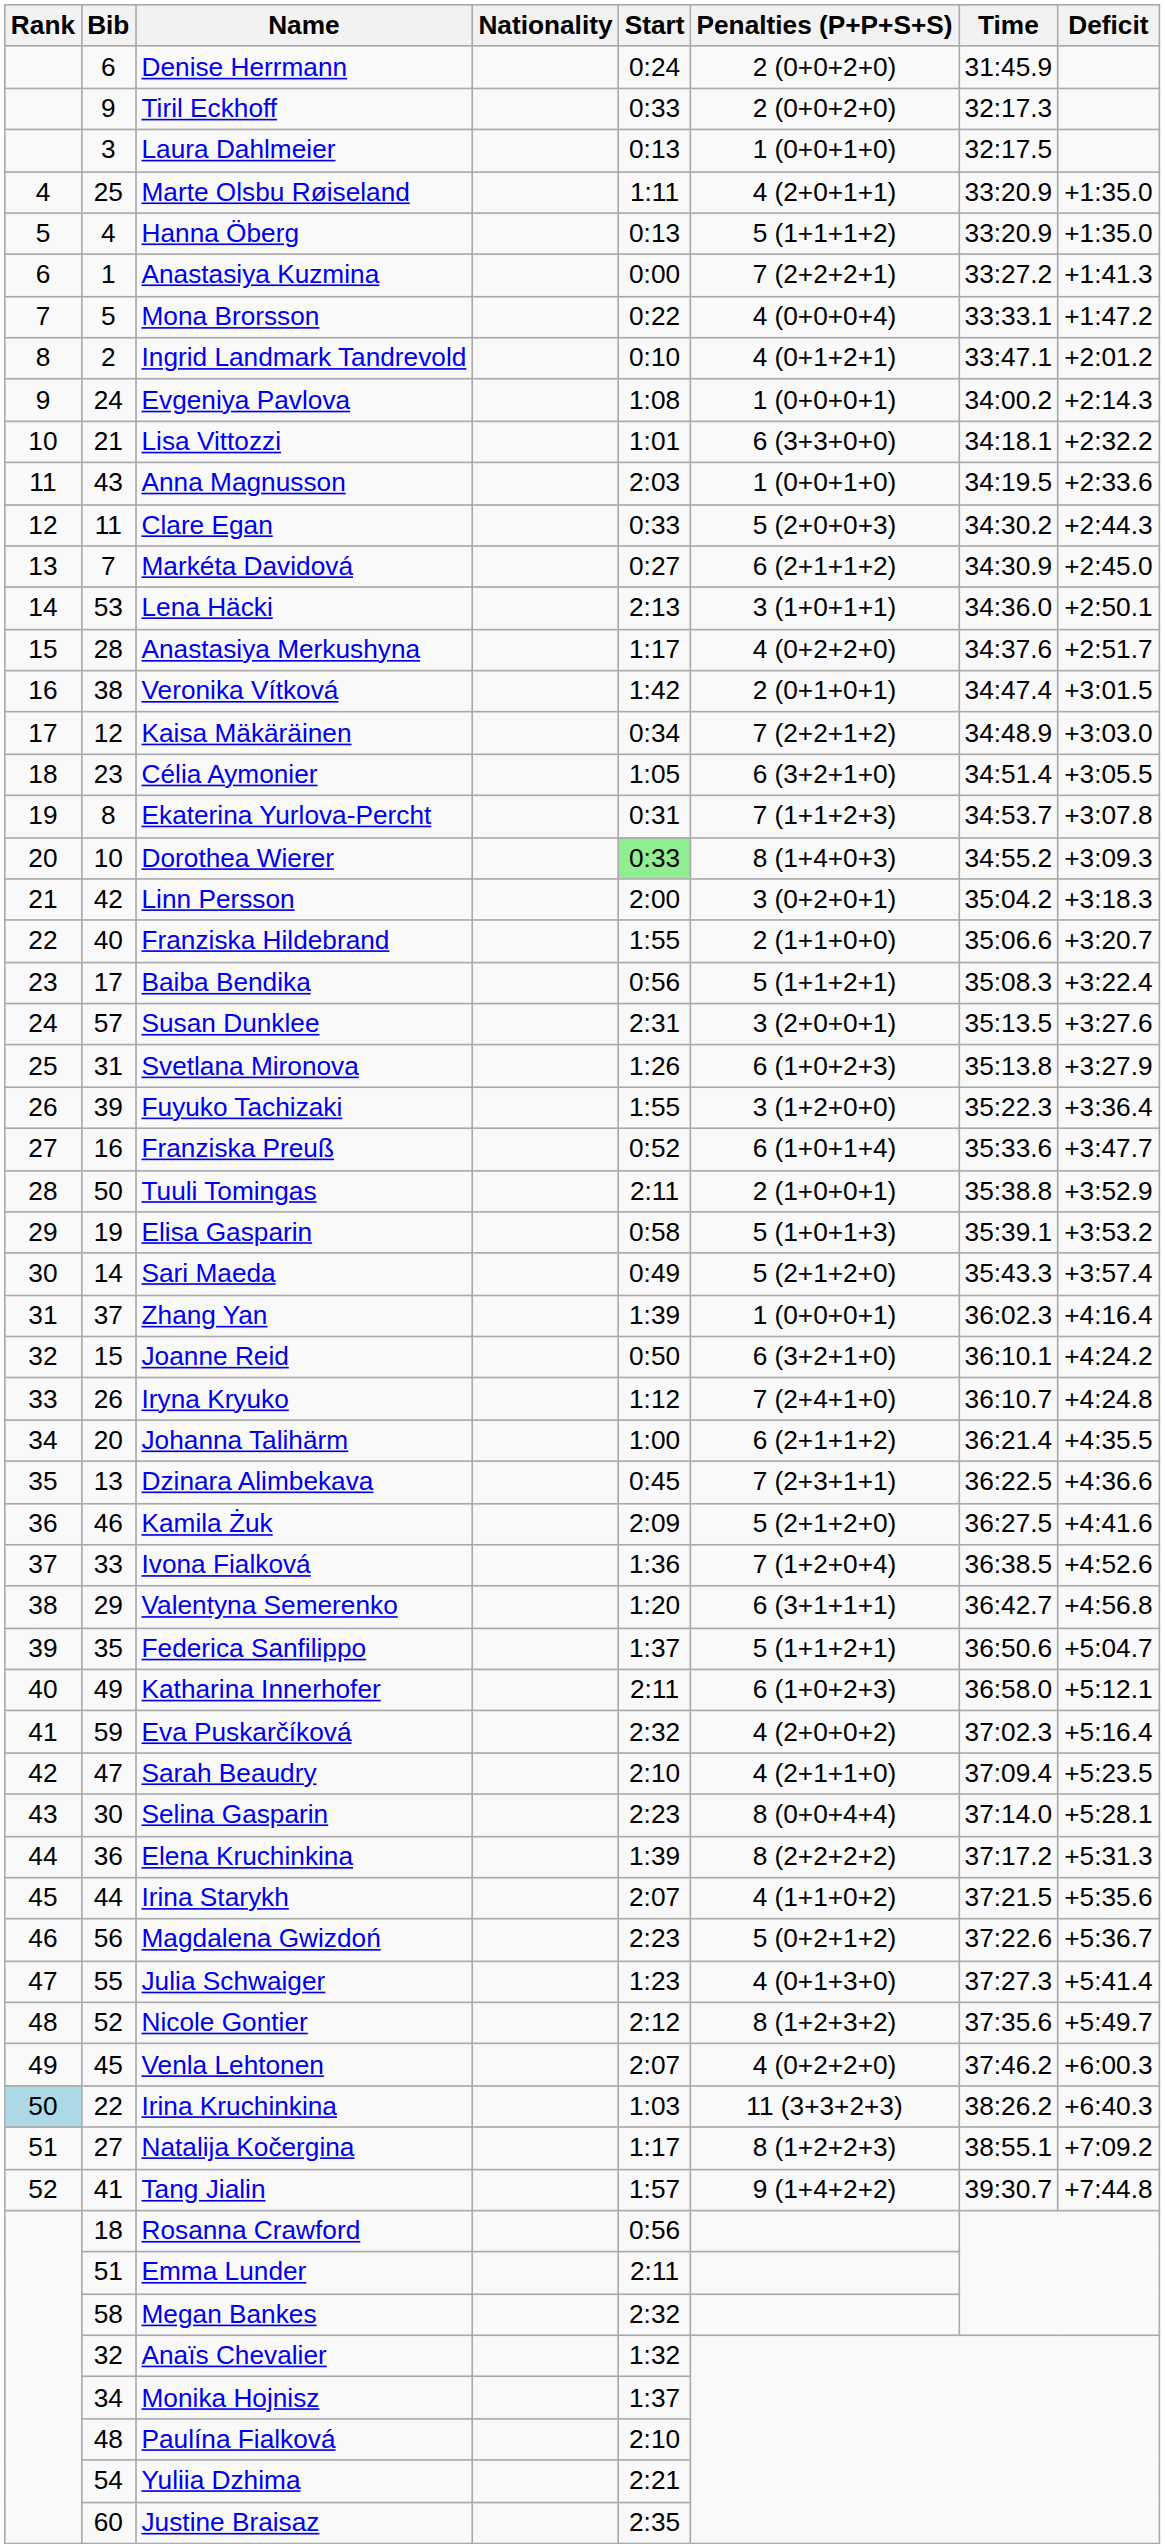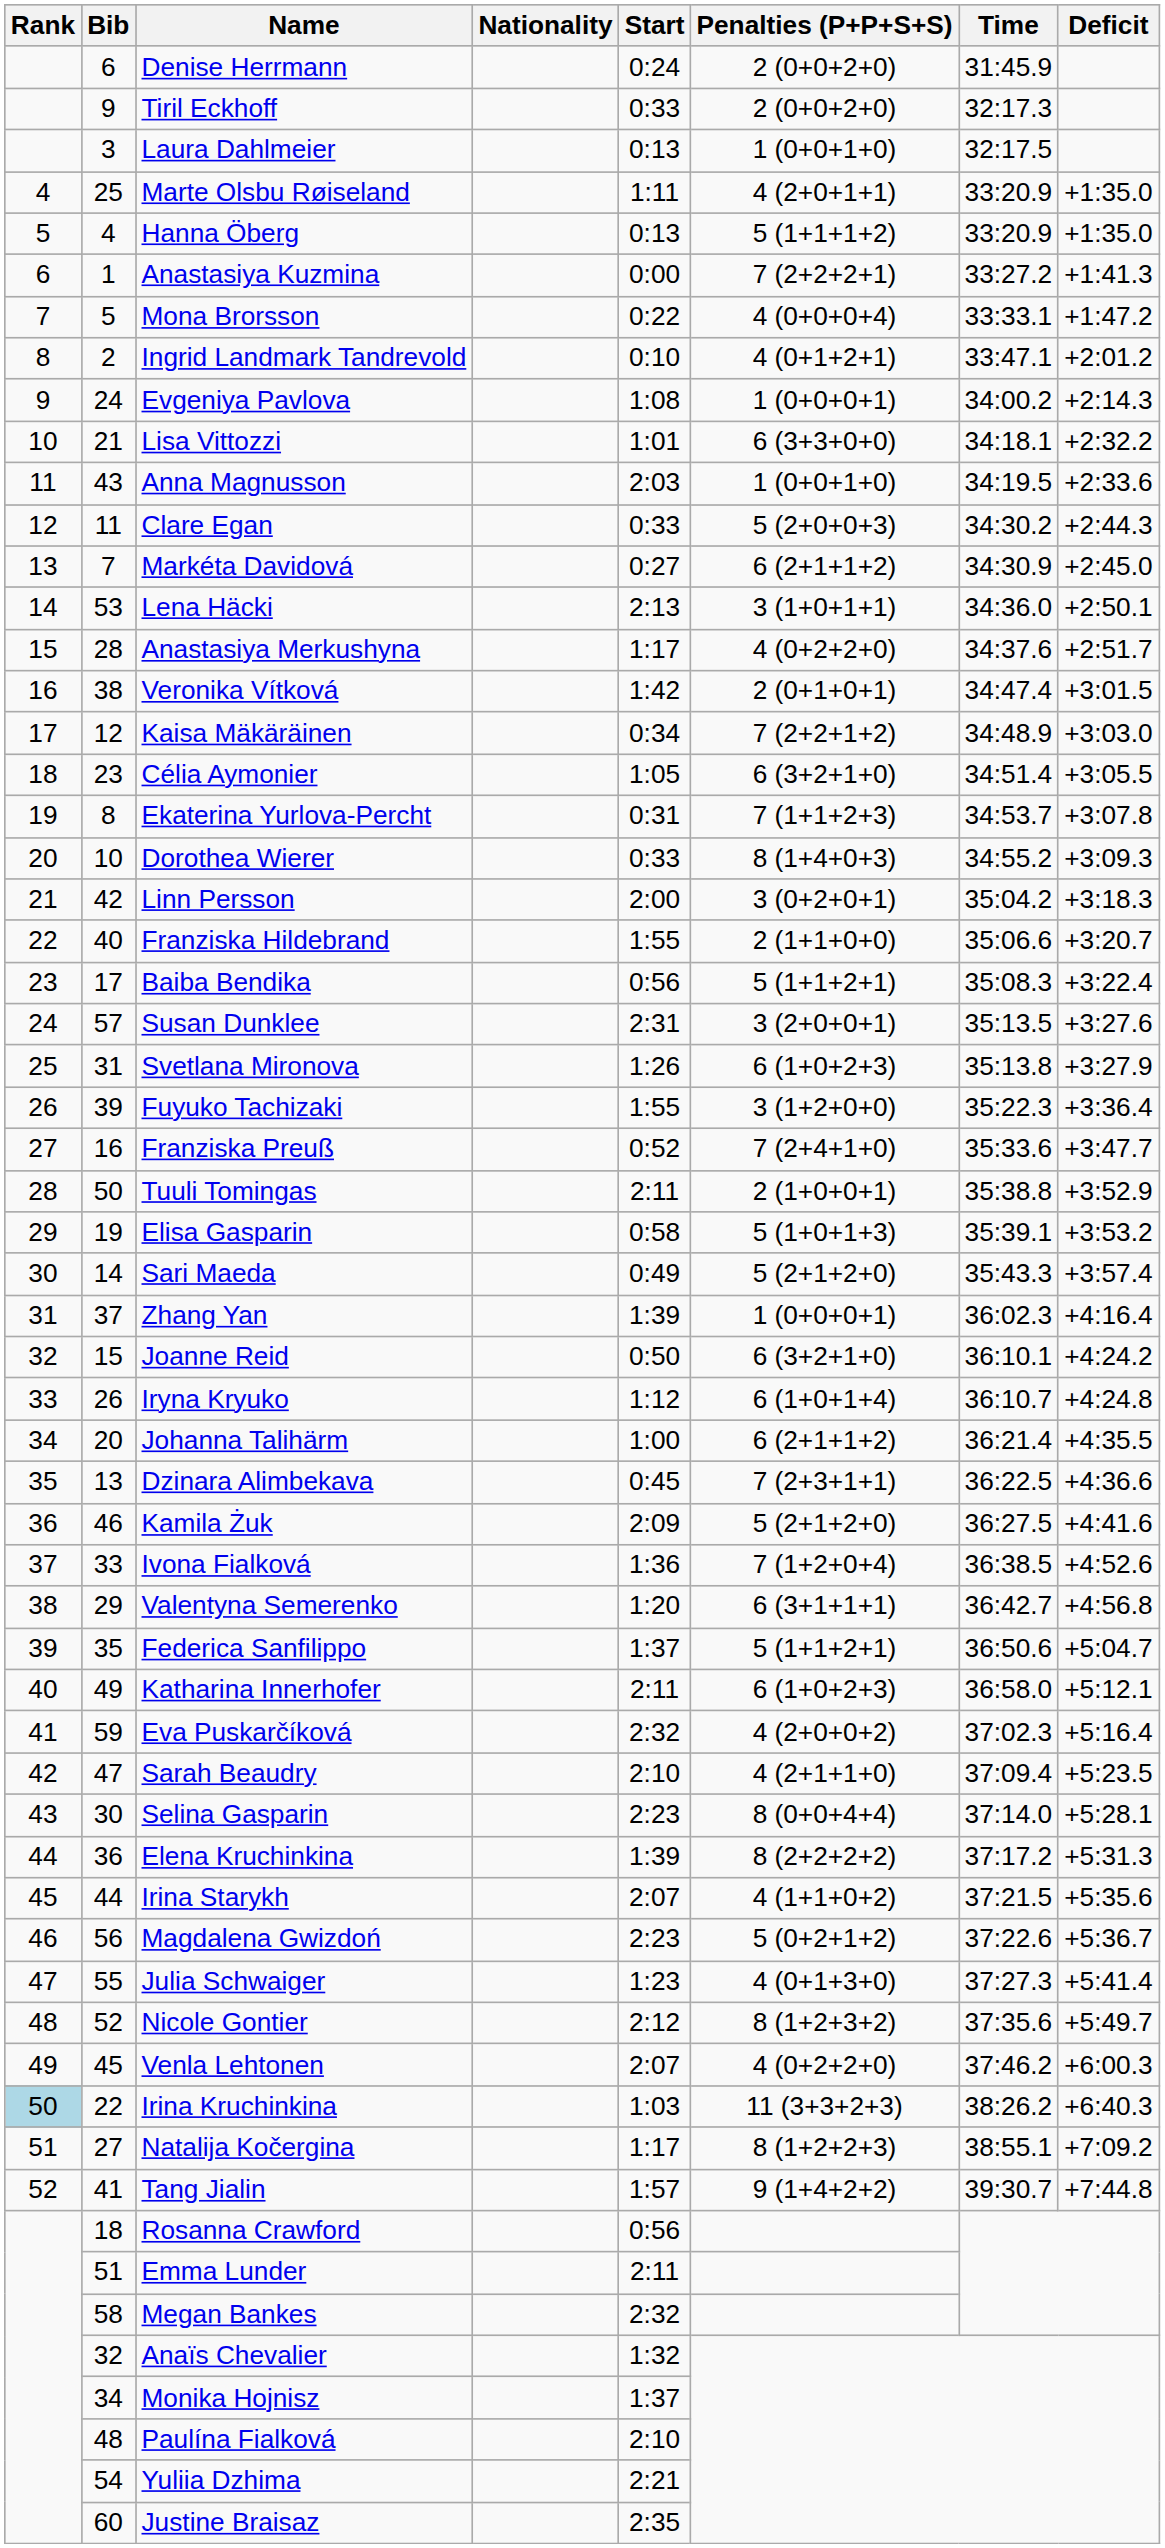(655, 857) lightgreen background -> (655, 857) no background
(824, 1148) 6 (1+0+1+4) -> (824, 1148) 7 (2+4+1+0)
(824, 1398) 7 (2+4+1+0) -> (824, 1398) 6 (1+0+1+4)
